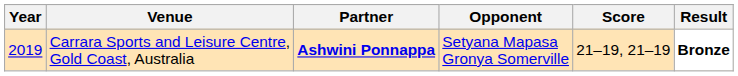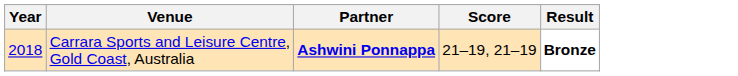- column: (506, 17)
(25, 50) 2019 -> (25, 50) 2018
